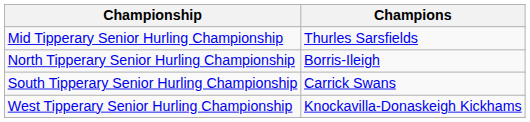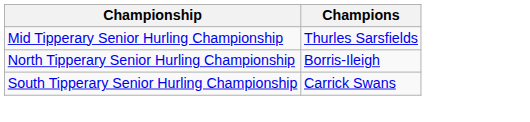- row: (150, 106)
